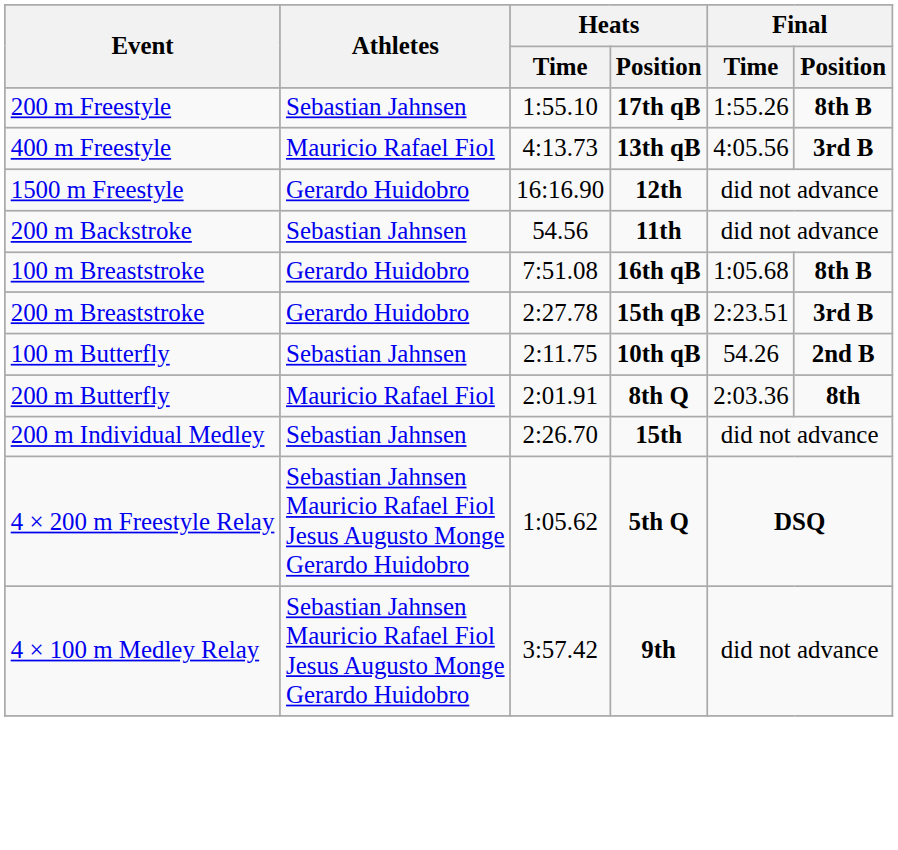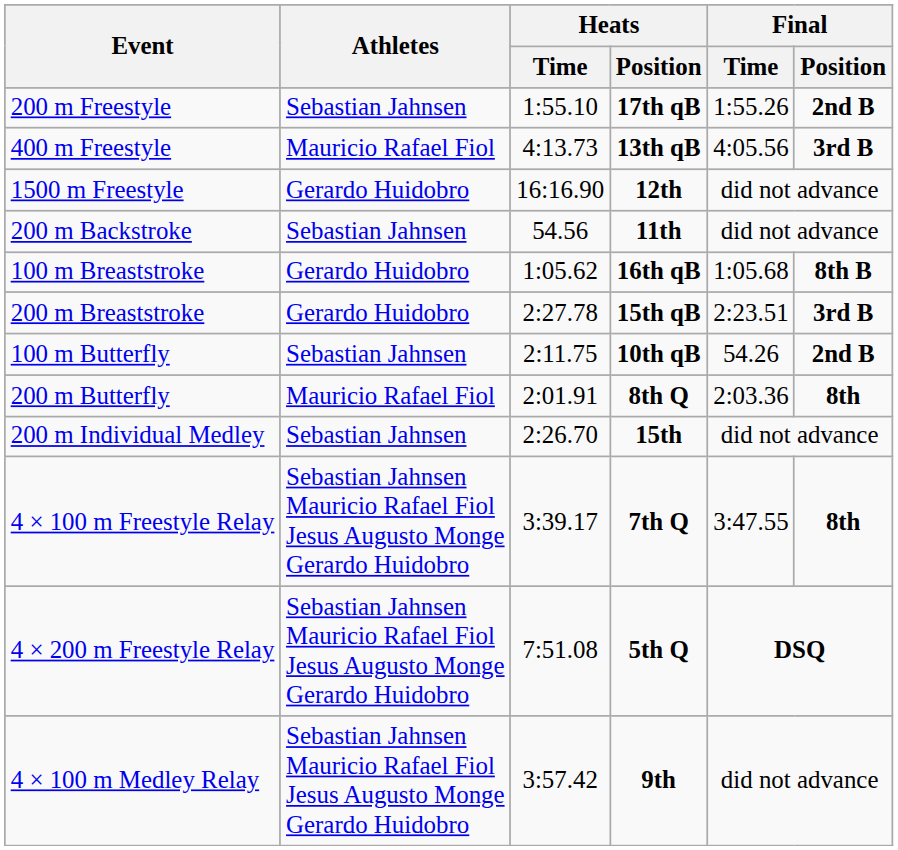(843, 107) 8th B -> (843, 107) 2nd B
(560, 271) 7:51.08 -> (560, 271) 1:05.62
+ row: (143, 521)
(560, 521) 1:05.62 -> (560, 650) 7:51.08
